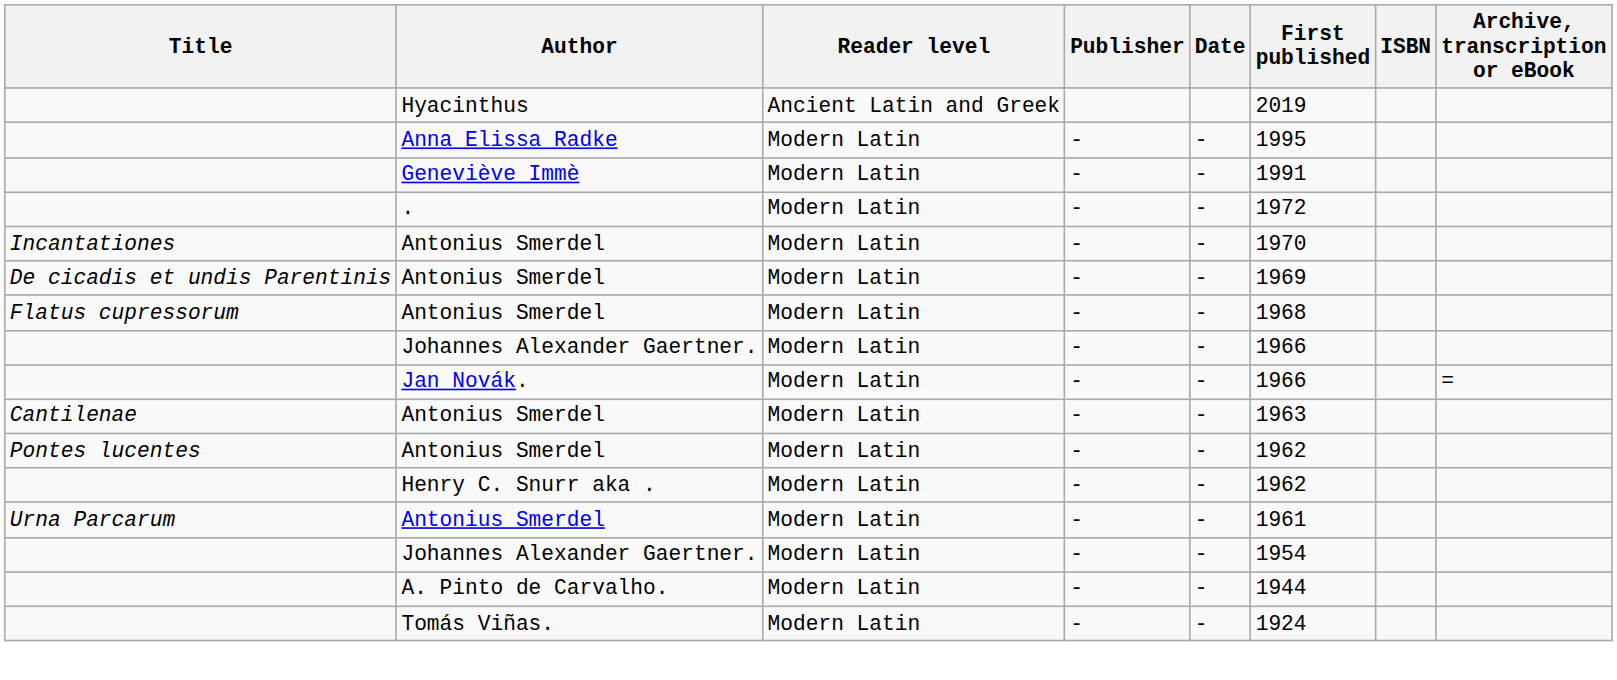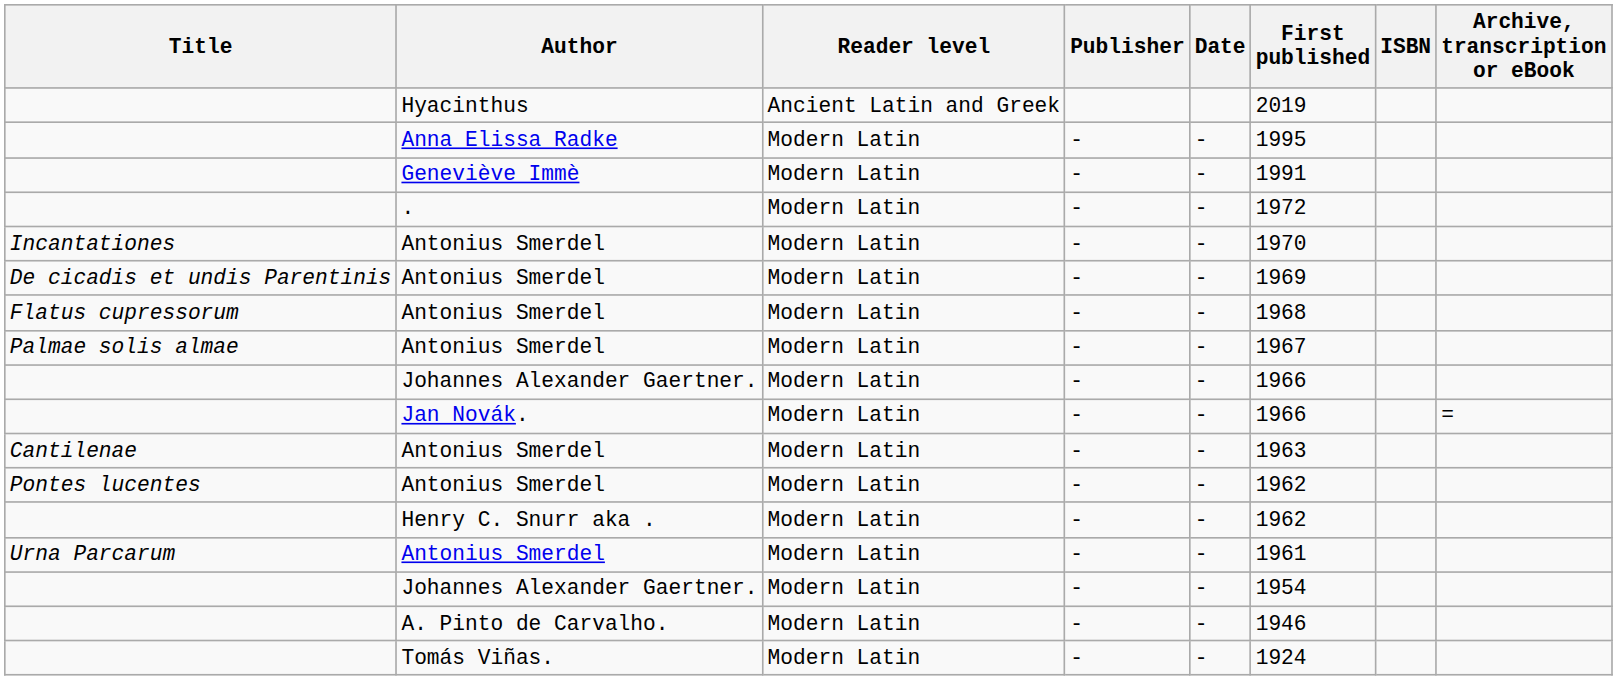+ row: (124, 347)
(1281, 589) 1944 -> (1281, 624) 1946
